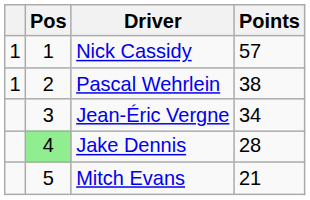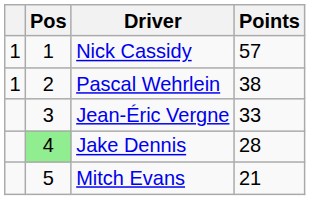(250, 115) 34 -> (250, 115) 33
